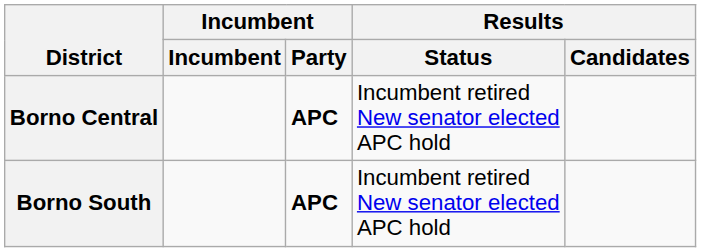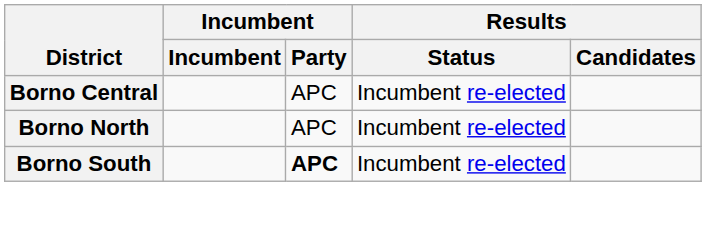(315, 117) bold -> (314, 92) normal
(458, 117) Incumbent retired New senator elected APC hold -> (461, 92) Incumbent re-elected
+ row: (84, 127)
(458, 203) Incumbent retired New senator elected APC hold -> (461, 163) Incumbent re-elected
